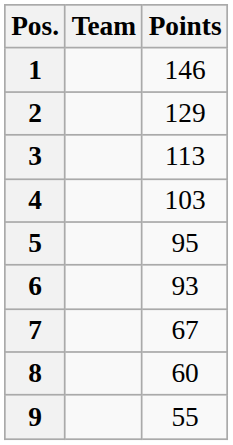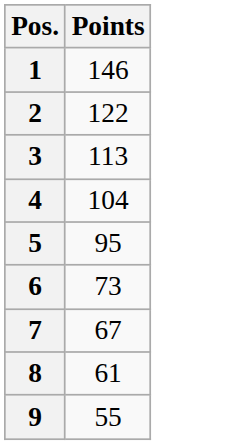- column: (104, 26)
(185, 112) 129 -> (108, 112) 122
(185, 199) 103 -> (108, 199) 104
(185, 286) 93 -> (108, 286) 73
(185, 373) 60 -> (108, 373) 61
